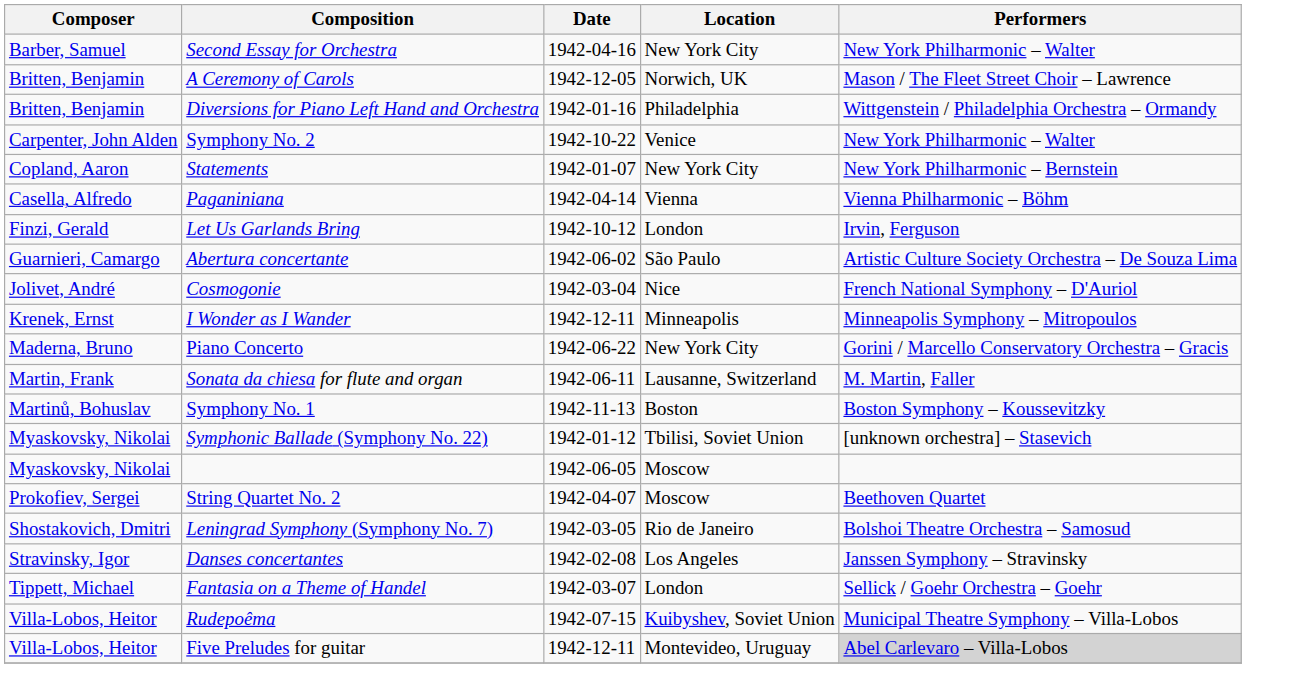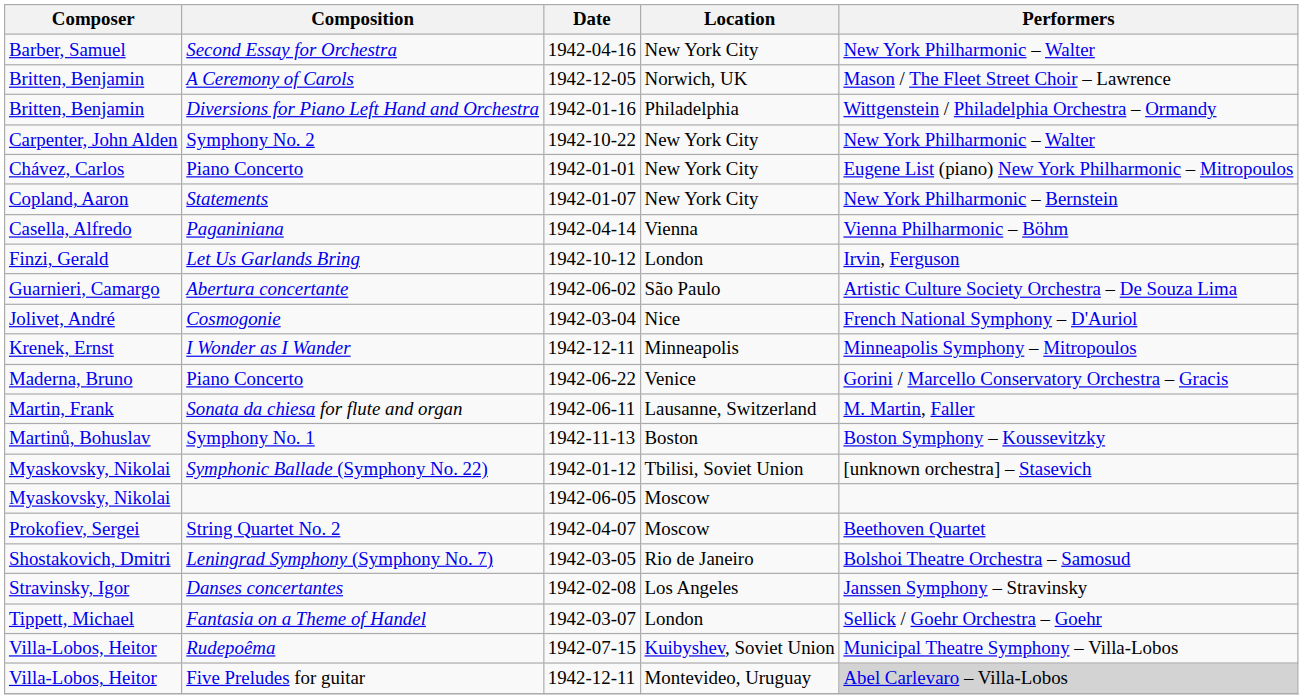(670, 139) Venice -> (701, 139) New York City
+ row: (245, 169)
(701, 348) New York City -> (670, 378) Venice
